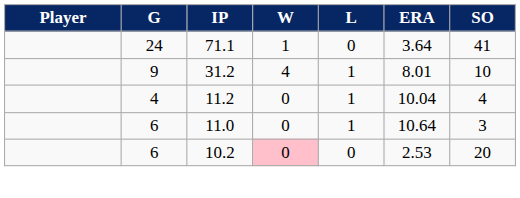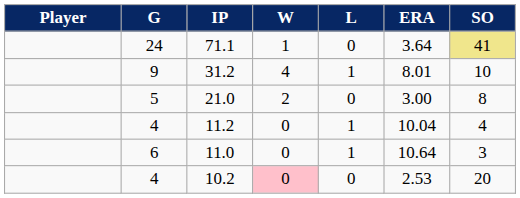(483, 44) no background -> (483, 44) khaki background
+ row: (220, 98)
(154, 152) 6 -> (154, 179) 4
